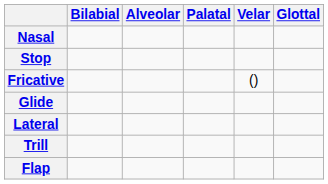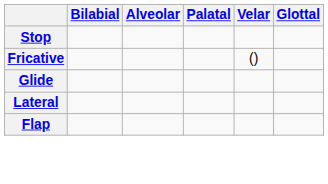- row: (36, 37)
- row: (36, 146)
